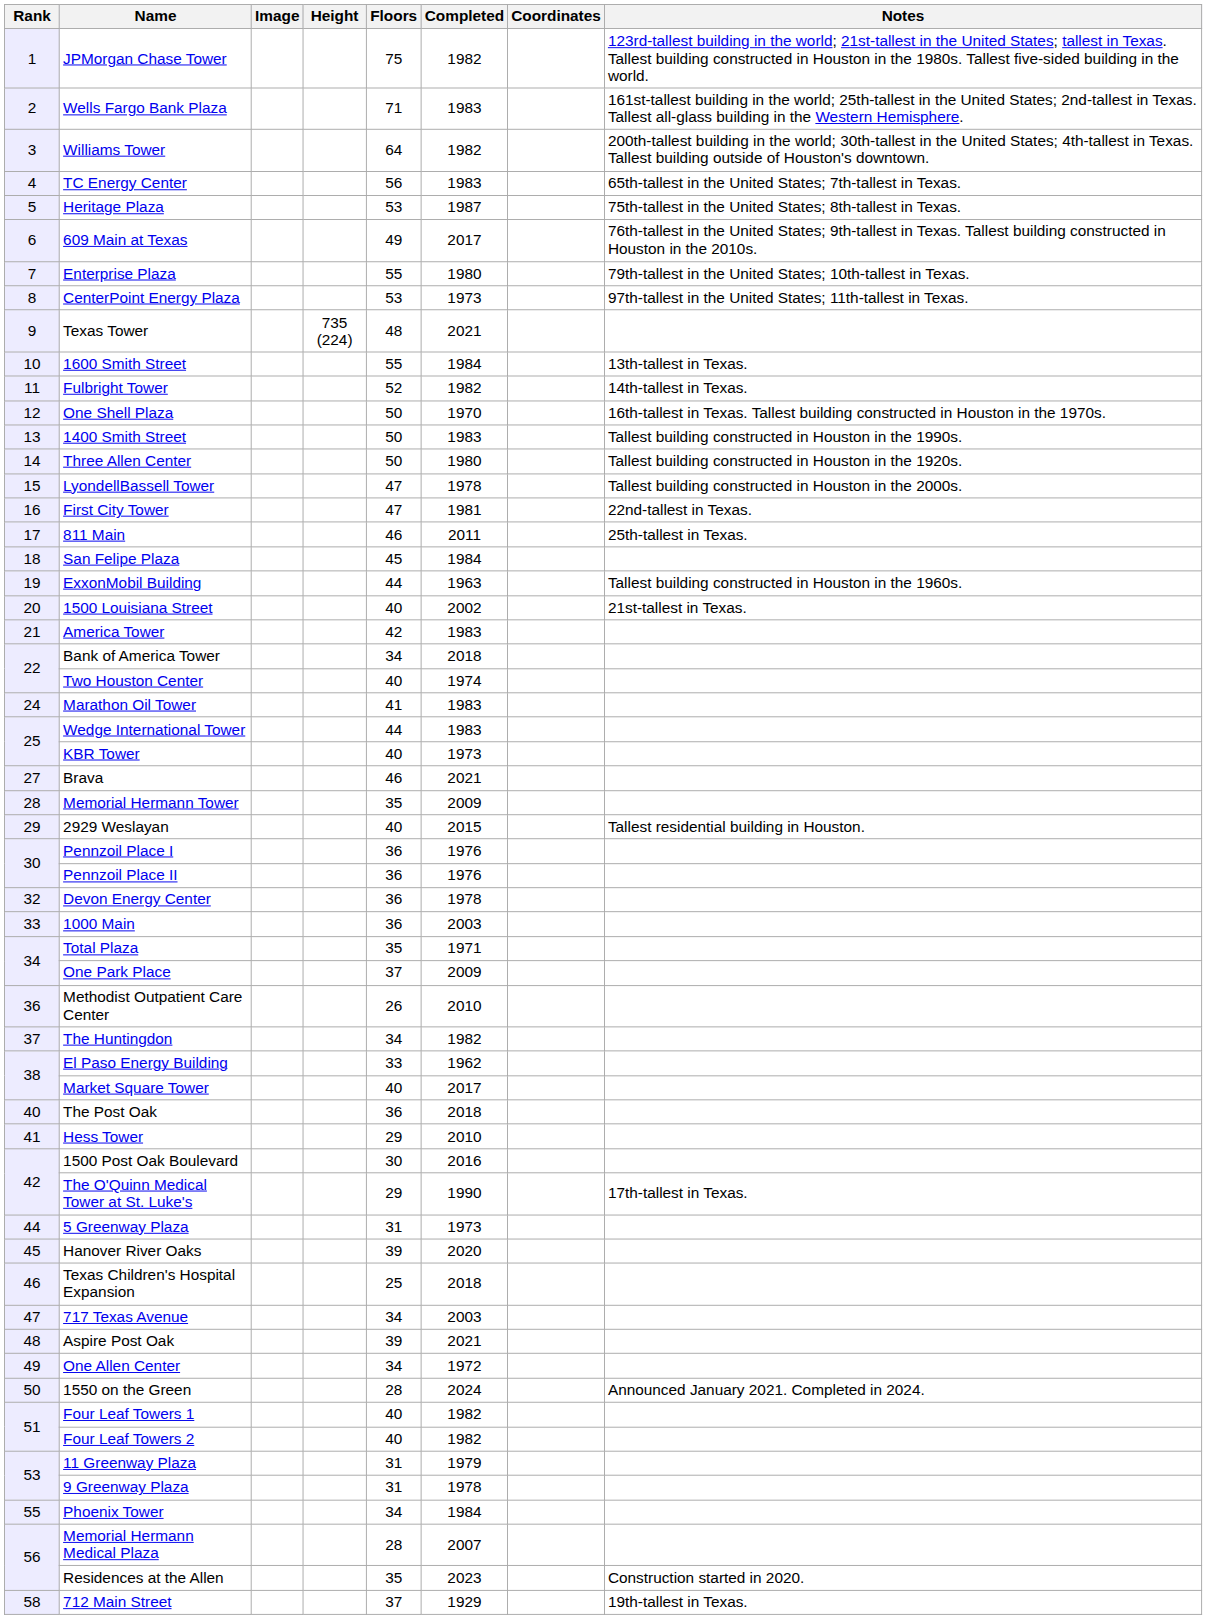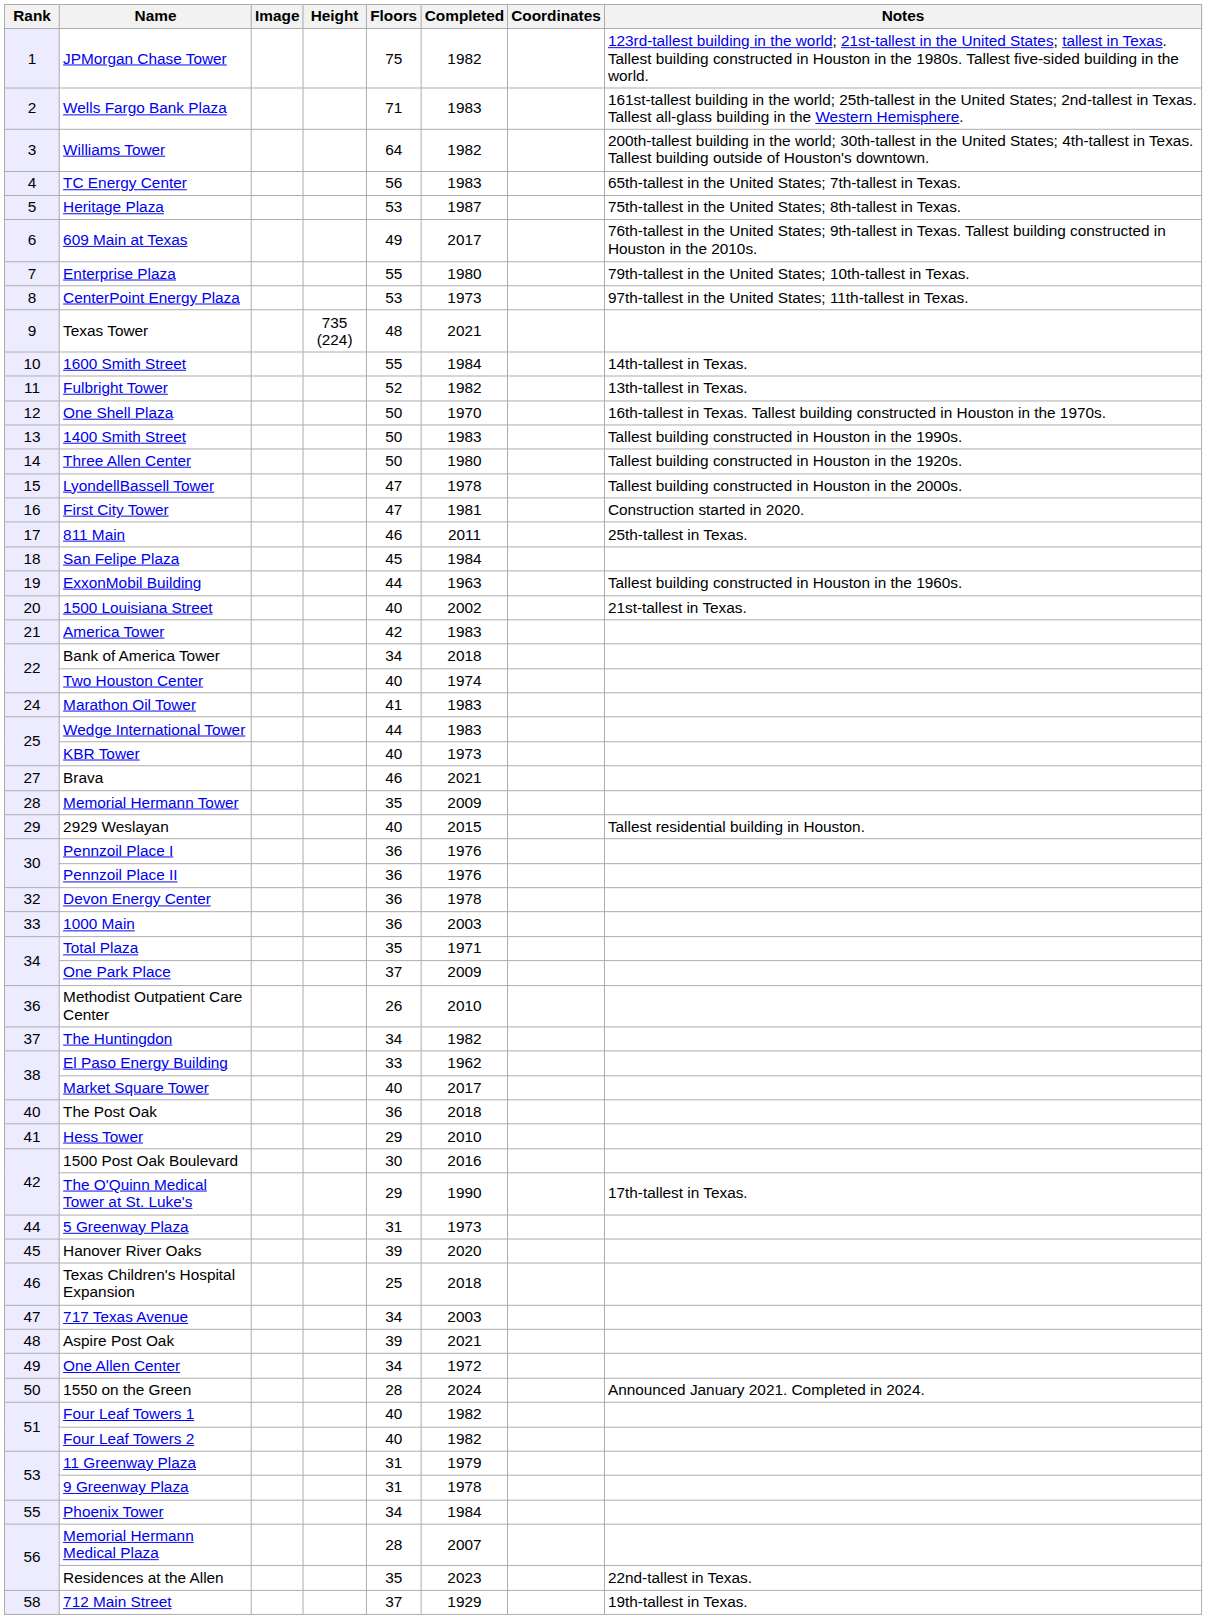(678, 363) 13th-tallest in Texas. -> (678, 363) 14th-tallest in Texas.
(678, 388) 14th-tallest in Texas. -> (678, 388) 13th-tallest in Texas.
(680, 510) 22nd-tallest in Texas. -> (706, 510) Construction started in 2020.
(706, 1577) Construction started in 2020. -> (680, 1577) 22nd-tallest in Texas.
